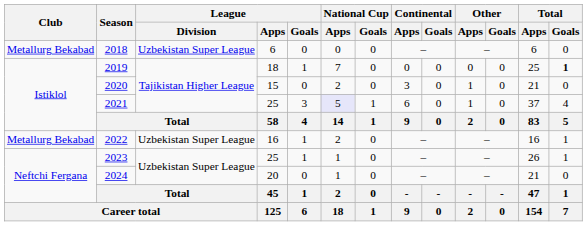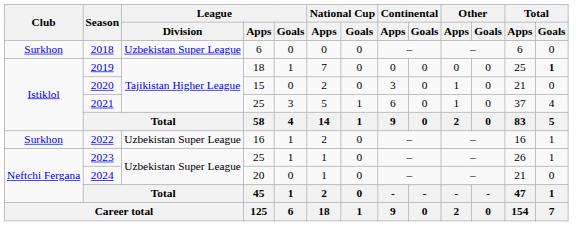(51, 49) Metallurg Bekabad -> (44, 49) Surkhon
(338, 103) lavender background -> (324, 103) no background
(51, 139) Metallurg Bekabad -> (44, 139) Surkhon
